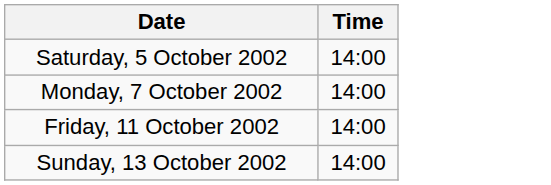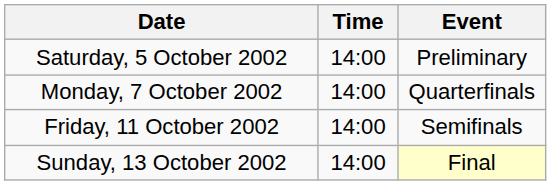+ column: (472, 22)
